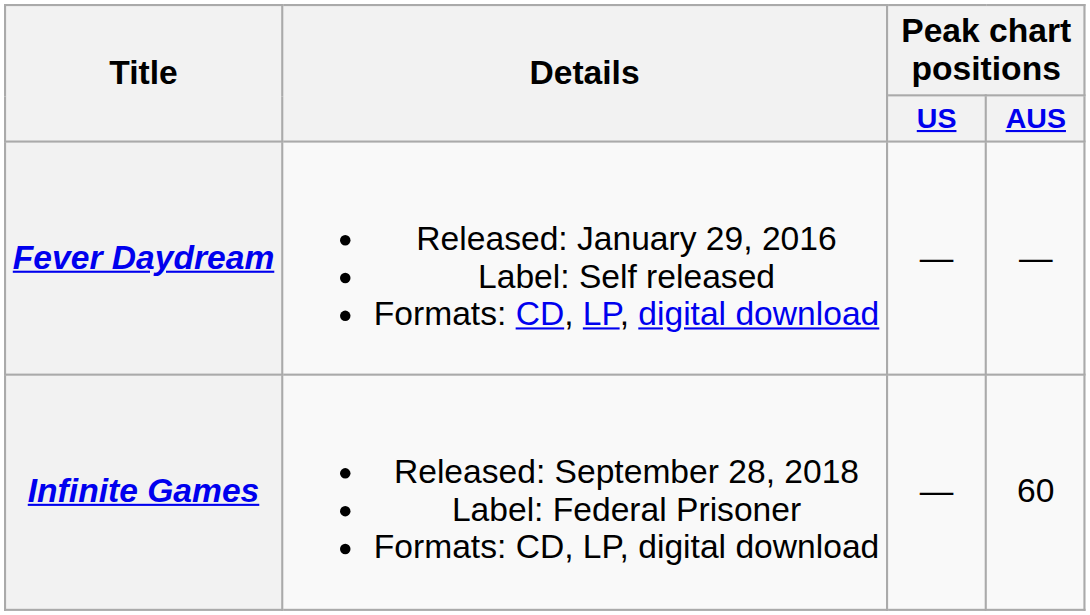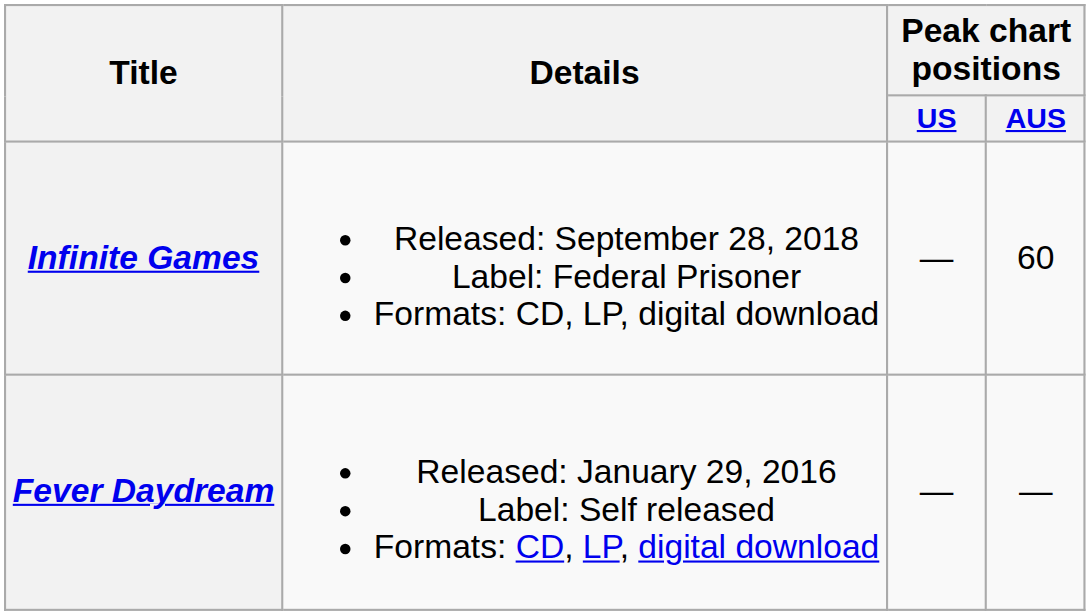rows swapped: (144, 257) <-> (144, 491)
